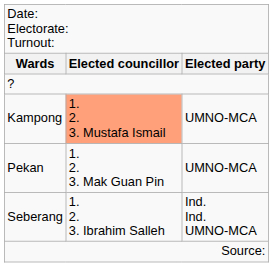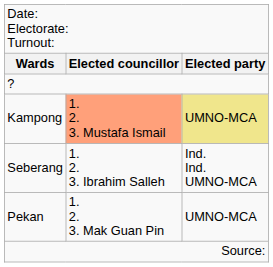(221, 118) no background -> (221, 118) khaki background
rows swapped: (26, 167) <-> (35, 216)
